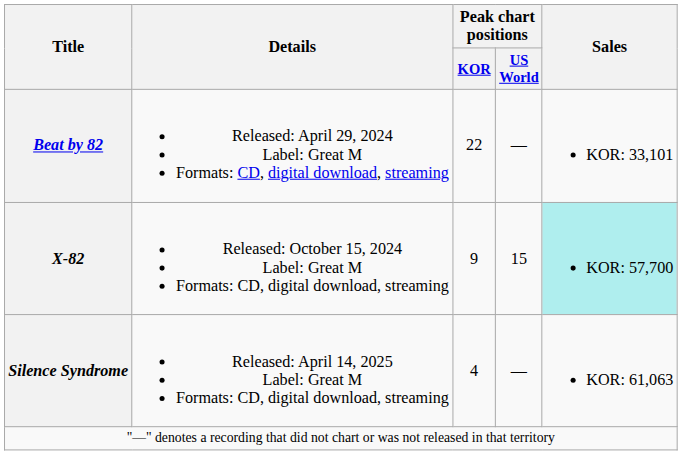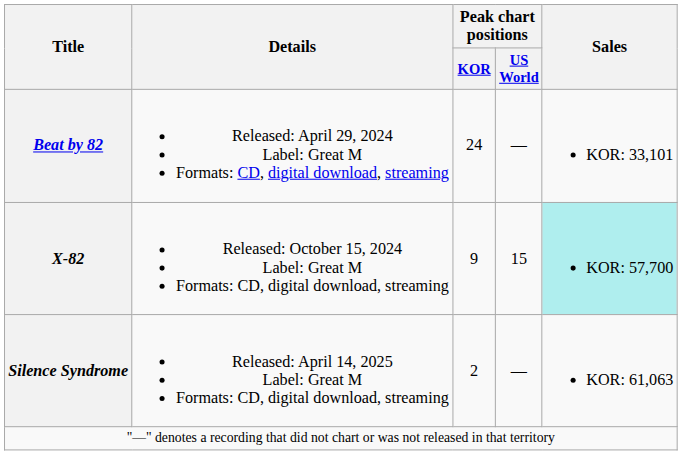(474, 145) 22 -> (474, 145) 24
(474, 370) 4 -> (474, 370) 2
